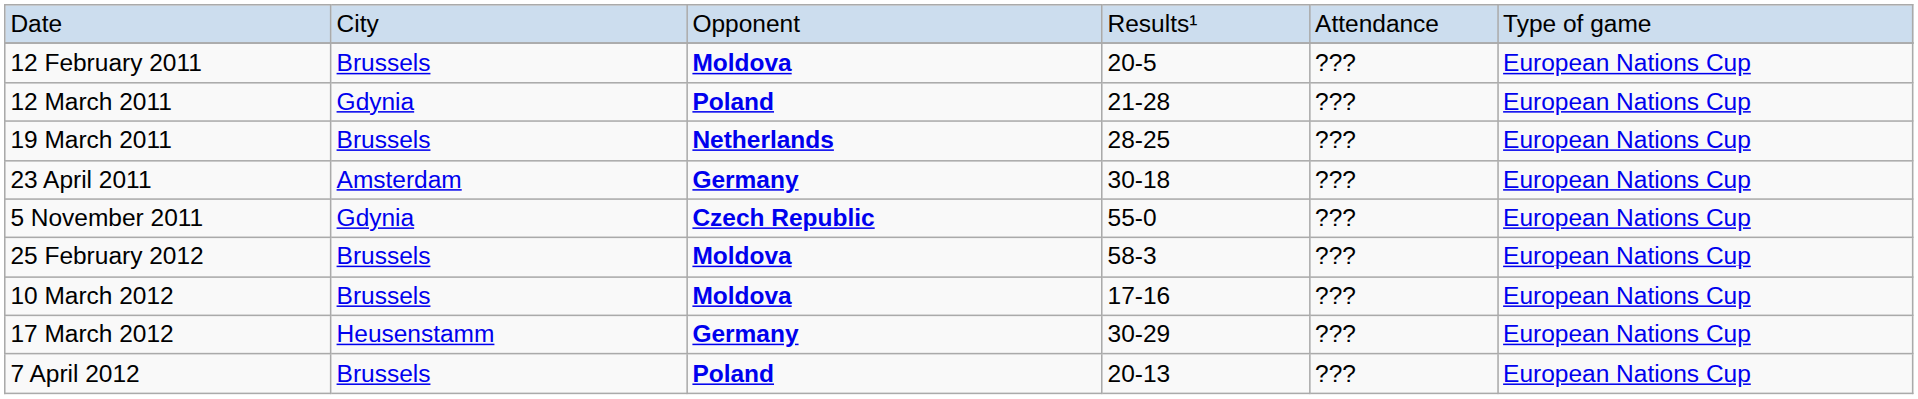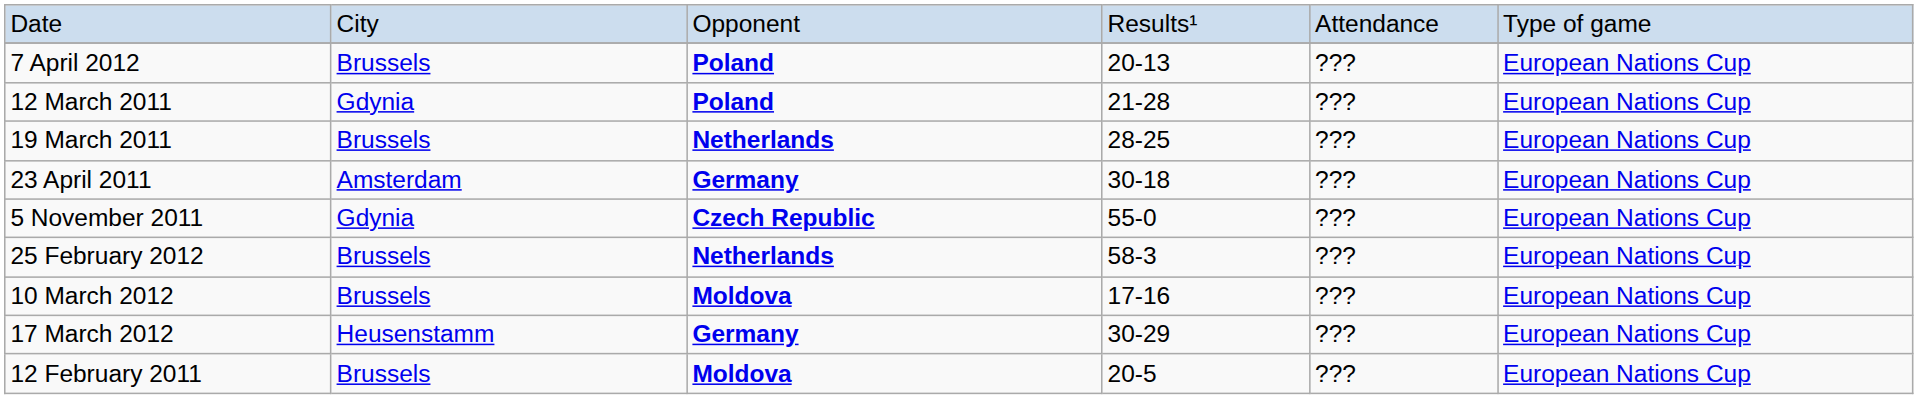rows swapped: (106, 62) <-> (75, 373)
(742, 256) Moldova -> (763, 256) Netherlands
